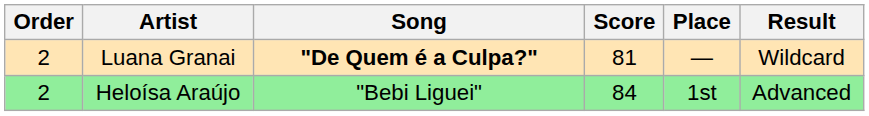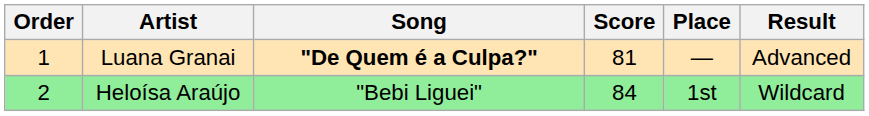(44, 57) 2 -> (44, 57) 1
(802, 57) Wildcard -> (802, 57) Advanced
(802, 92) Advanced -> (802, 92) Wildcard
